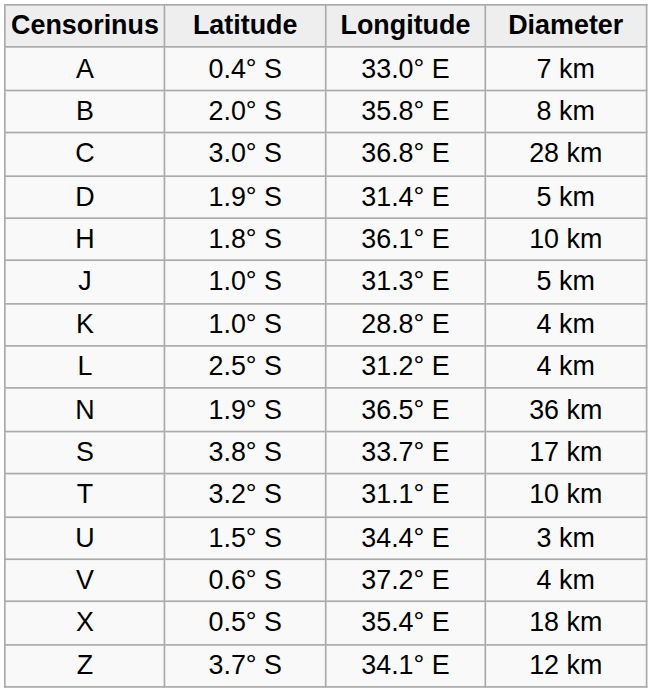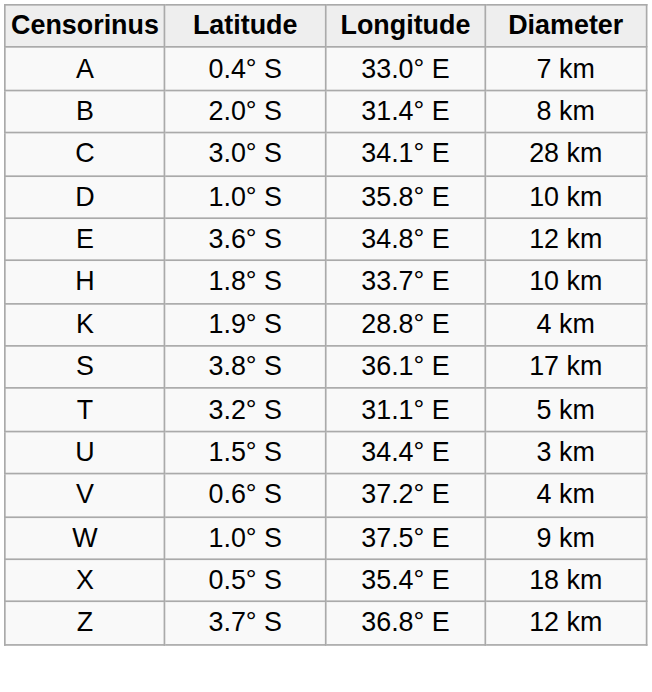(405, 111) 35.8° E -> (405, 111) 31.4° E
(405, 153) 36.8° E -> (405, 153) 34.1° E
(245, 196) 1.9° S -> (245, 196) 1.0° S
(405, 196) 31.4° E -> (405, 196) 35.8° E
(566, 196) 5 km -> (566, 196) 10 km
+ row: (85, 238)
(405, 238) 36.1° E -> (405, 281) 33.7° E
- row: (85, 281)
(245, 324) 1.0° S -> (245, 324) 1.9° S
- row: (85, 366)
- row: (85, 409)
(405, 452) 33.7° E -> (405, 366) 36.1° E
(566, 494) 10 km -> (566, 409) 5 km
+ row: (85, 537)
(405, 665) 34.1° E -> (405, 622) 36.8° E
